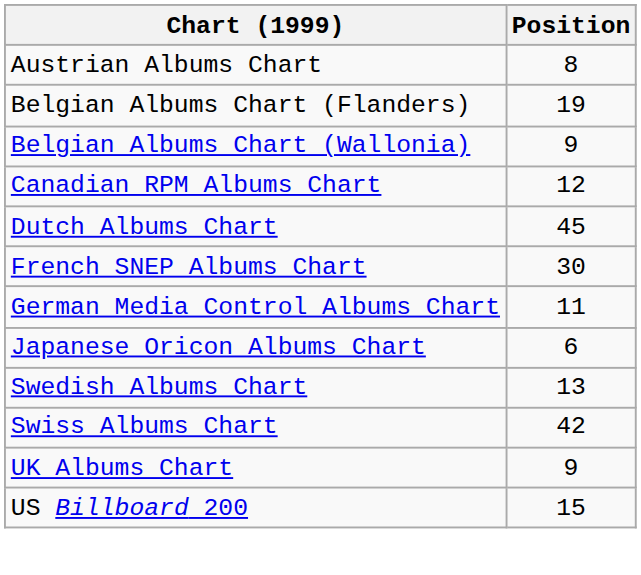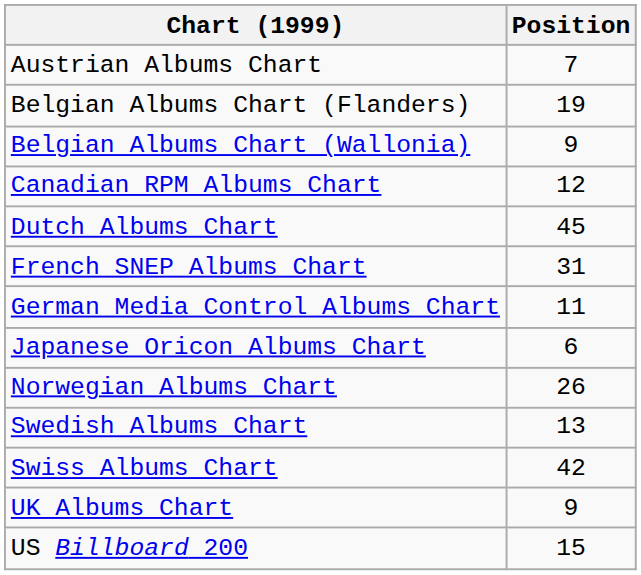(571, 65) 8 -> (571, 65) 7
(571, 267) 30 -> (571, 267) 31
+ row: (174, 387)
